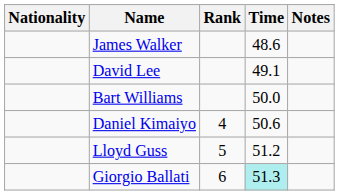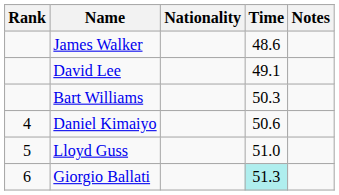columns swapped: (222, 17) <-> (47, 17)
(266, 97) 50.0 -> (266, 97) 50.3
(266, 150) 51.2 -> (266, 150) 51.0
